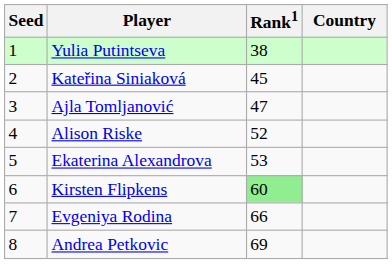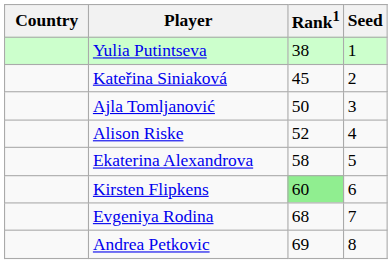columns swapped: (344, 20) <-> (26, 20)
(259, 106) 47 -> (300, 106) 50
(259, 161) 53 -> (300, 161) 58
(259, 216) 66 -> (300, 216) 68
